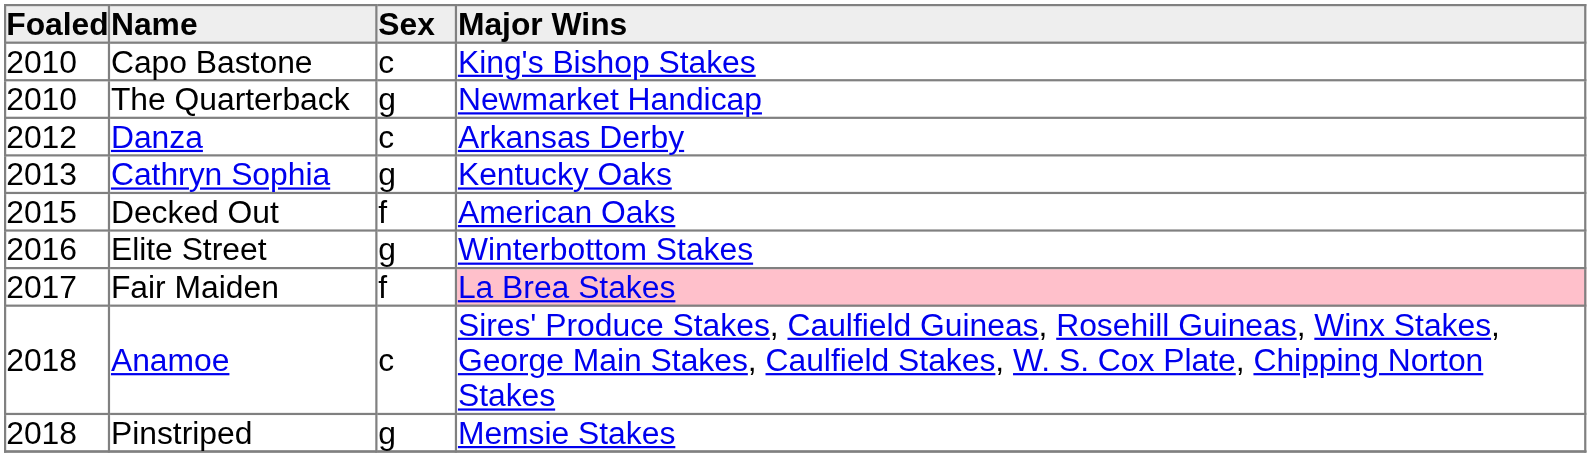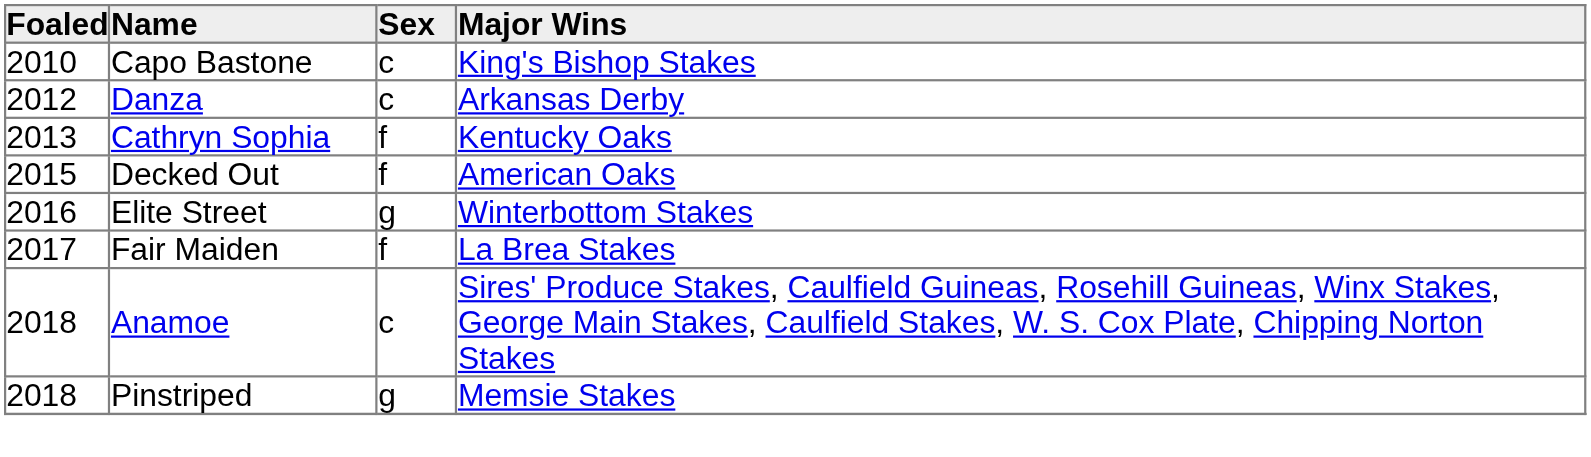- row: (230, 99)
(387, 174) g -> (383, 137) f
(567, 287) pink background -> (567, 249) no background
